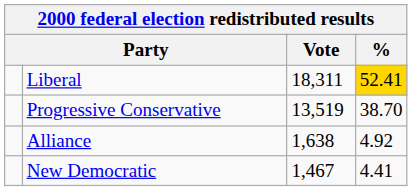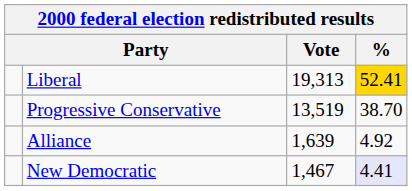(317, 79) 18,311 -> (318, 79) 19,313
(313, 140) 1,638 -> (313, 140) 1,639
(376, 170) no background -> (376, 170) lavender background
